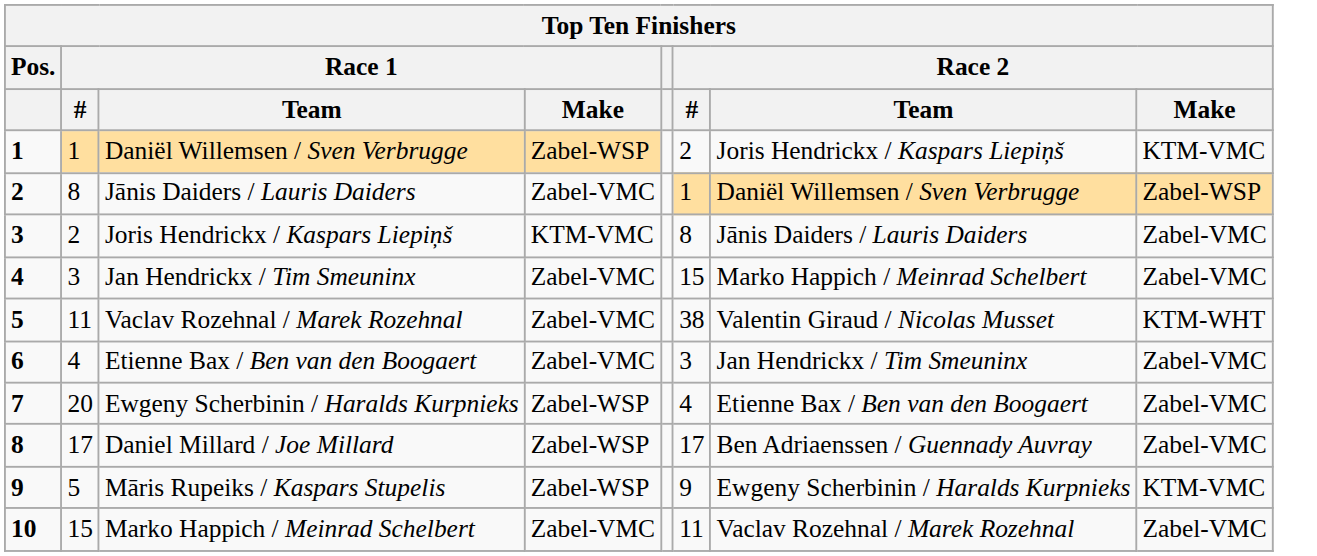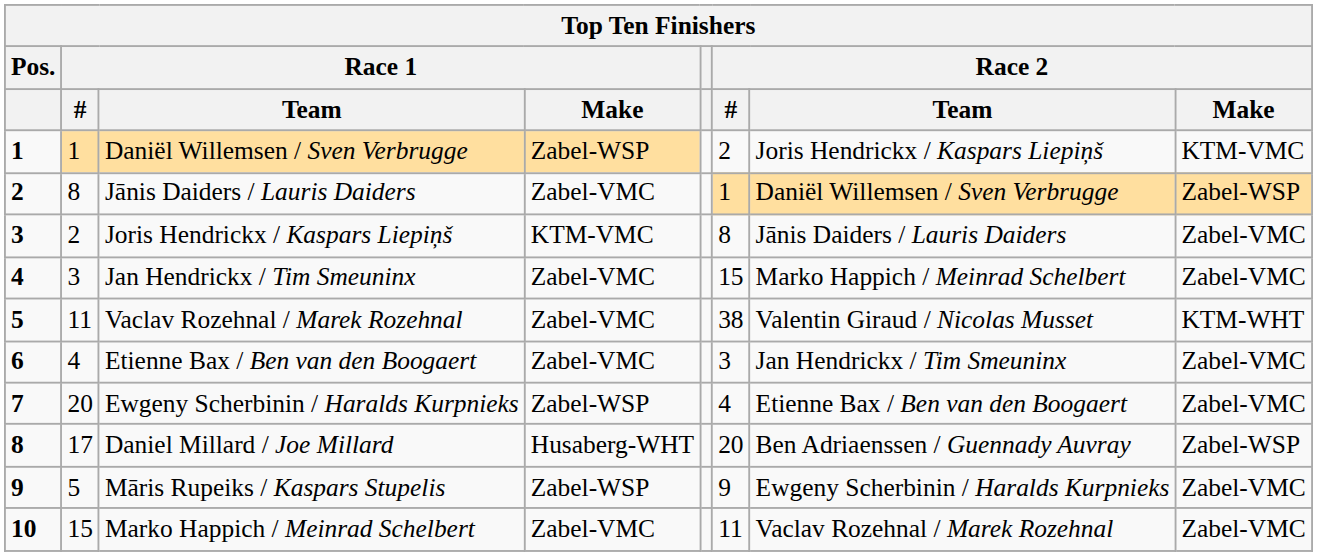(590, 444) Zabel-WSP -> (612, 444) Husaberg-WHT
(692, 444) 17 -> (731, 444) 20
(1205, 444) Zabel-VMC -> (1241, 444) Zabel-WSP
(1204, 486) KTM-VMC -> (1244, 486) Zabel-VMC
